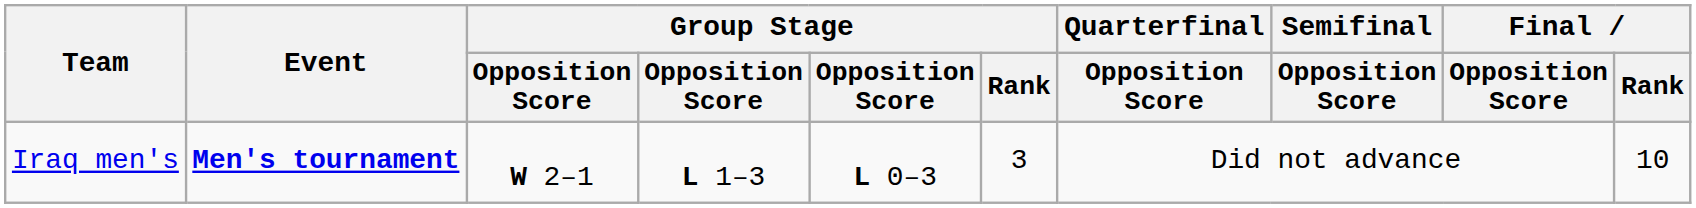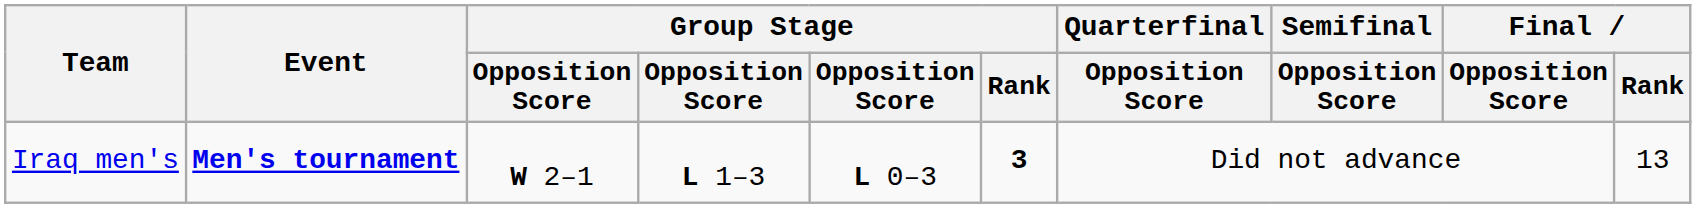(1019, 162) normal -> (1019, 162) bold
(1653, 162) 10 -> (1653, 162) 13
